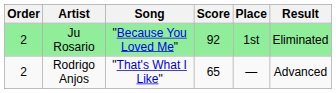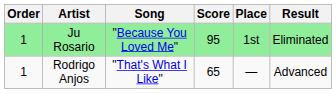(23, 39) 2 -> (23, 39) 1
(213, 39) 92 -> (213, 39) 95
(23, 72) 2 -> (23, 72) 1
